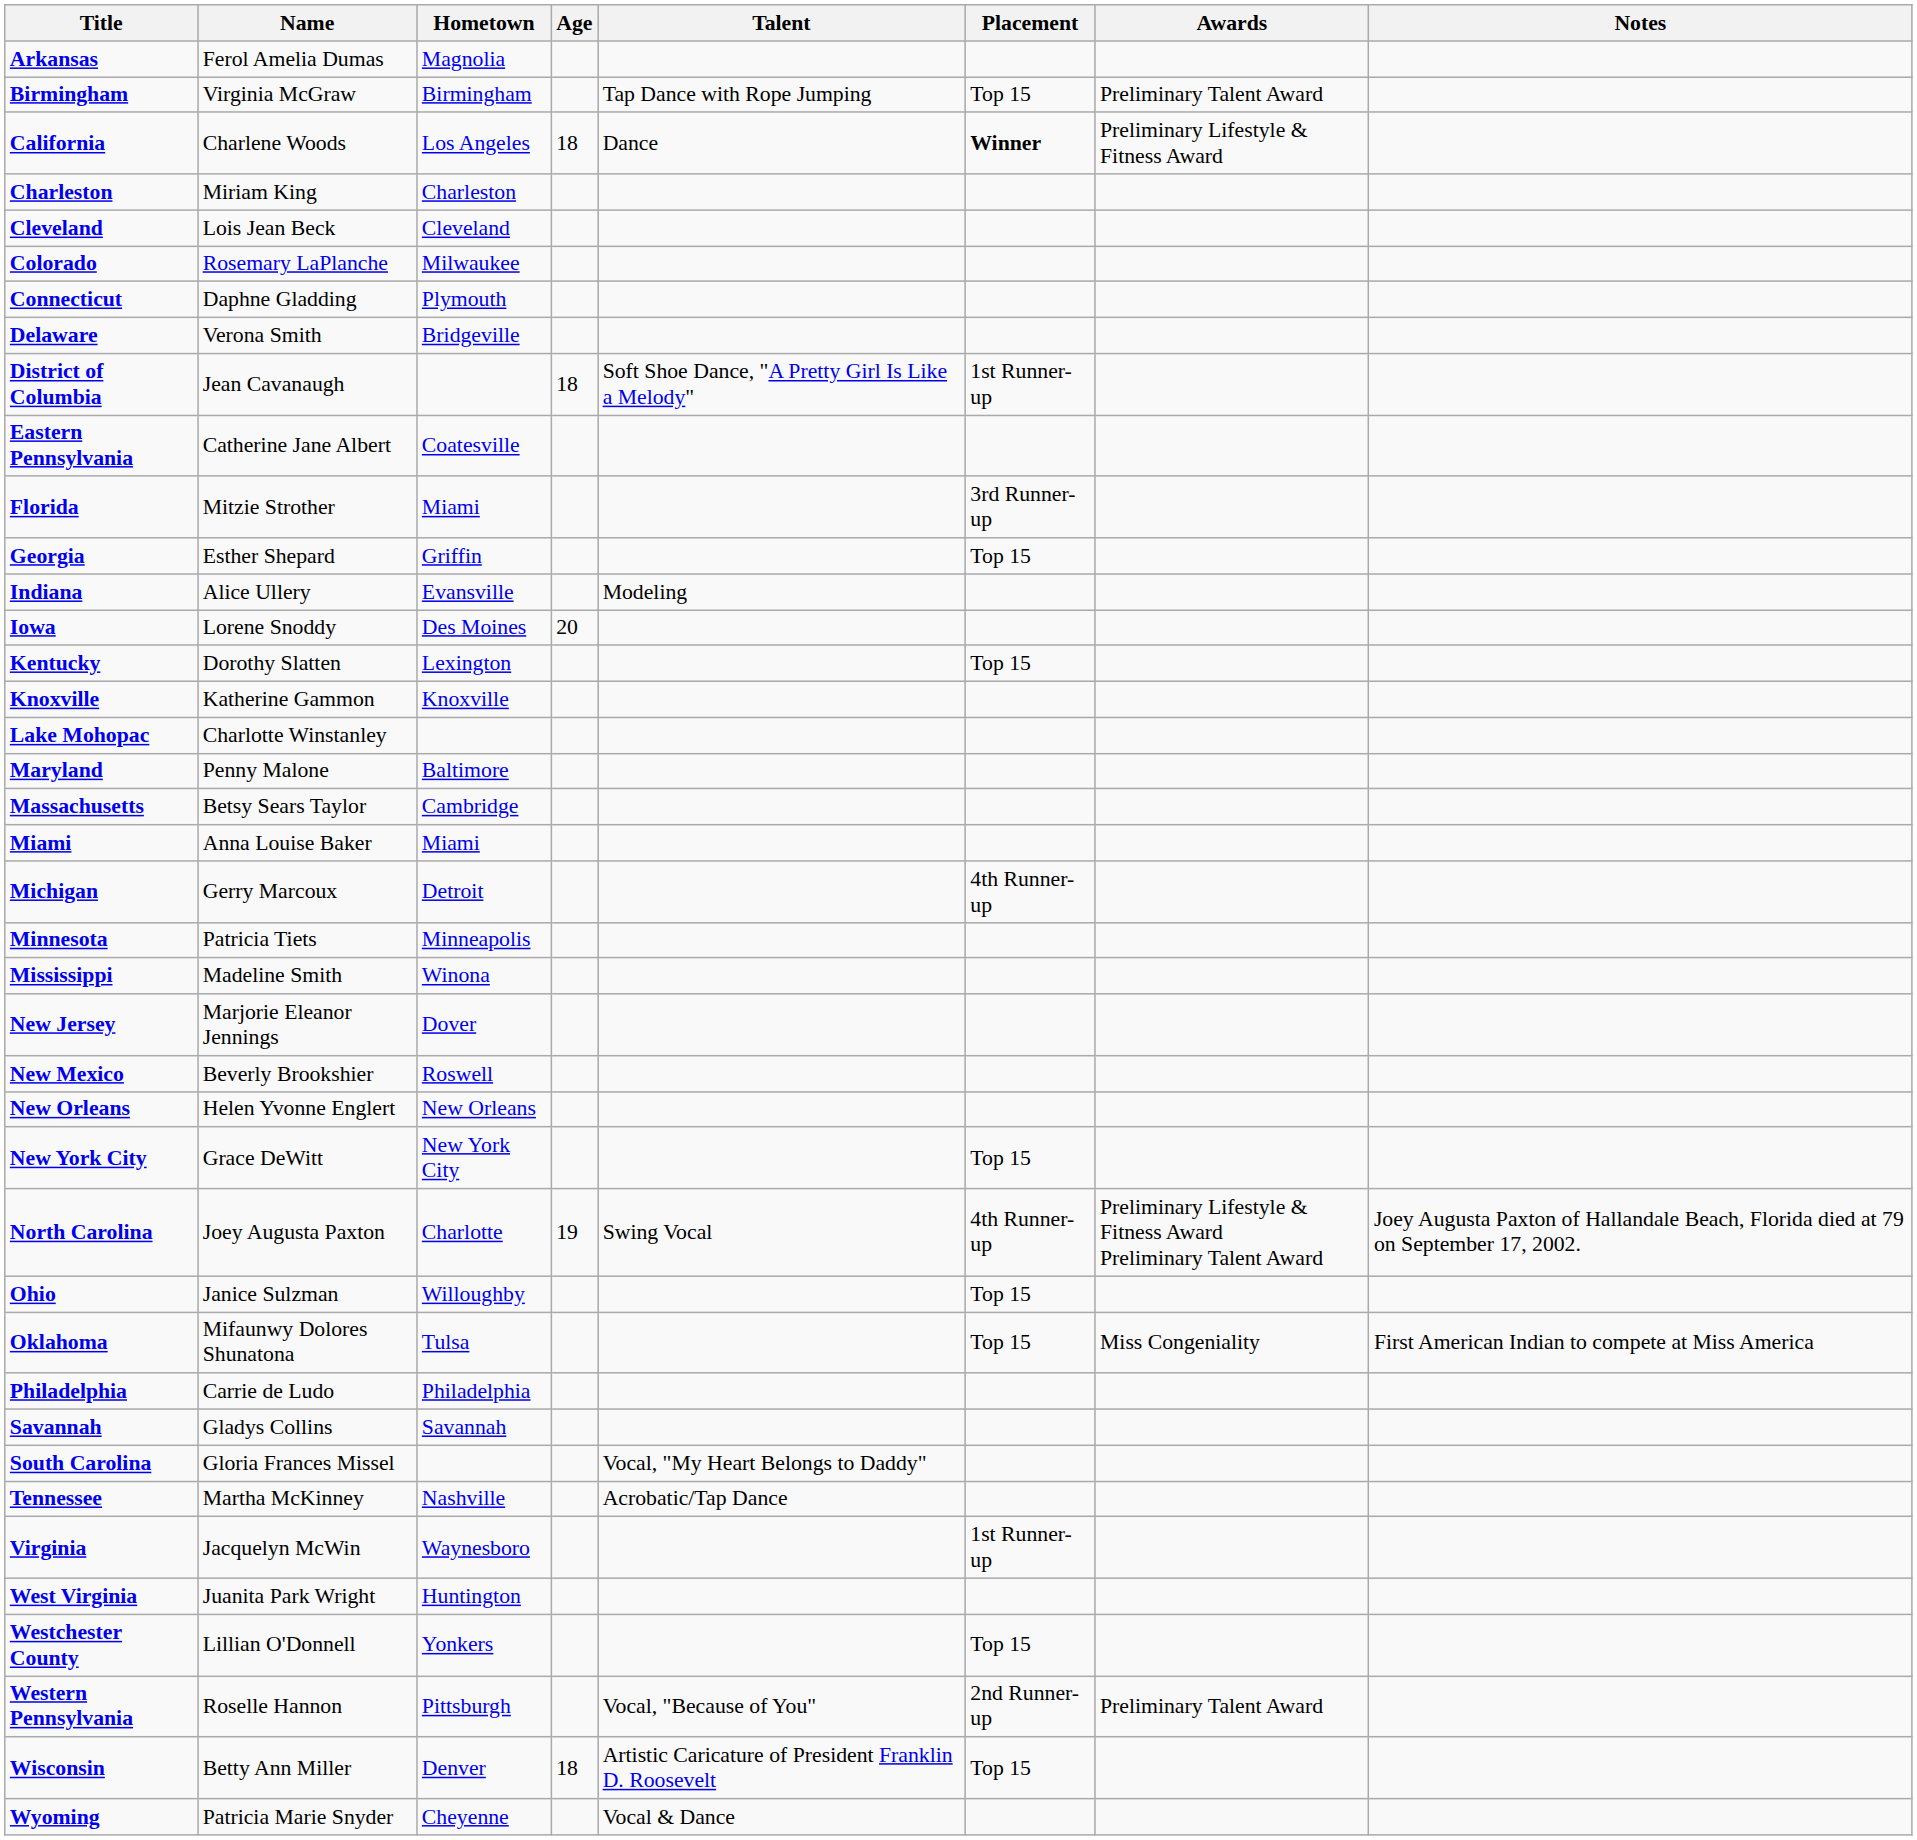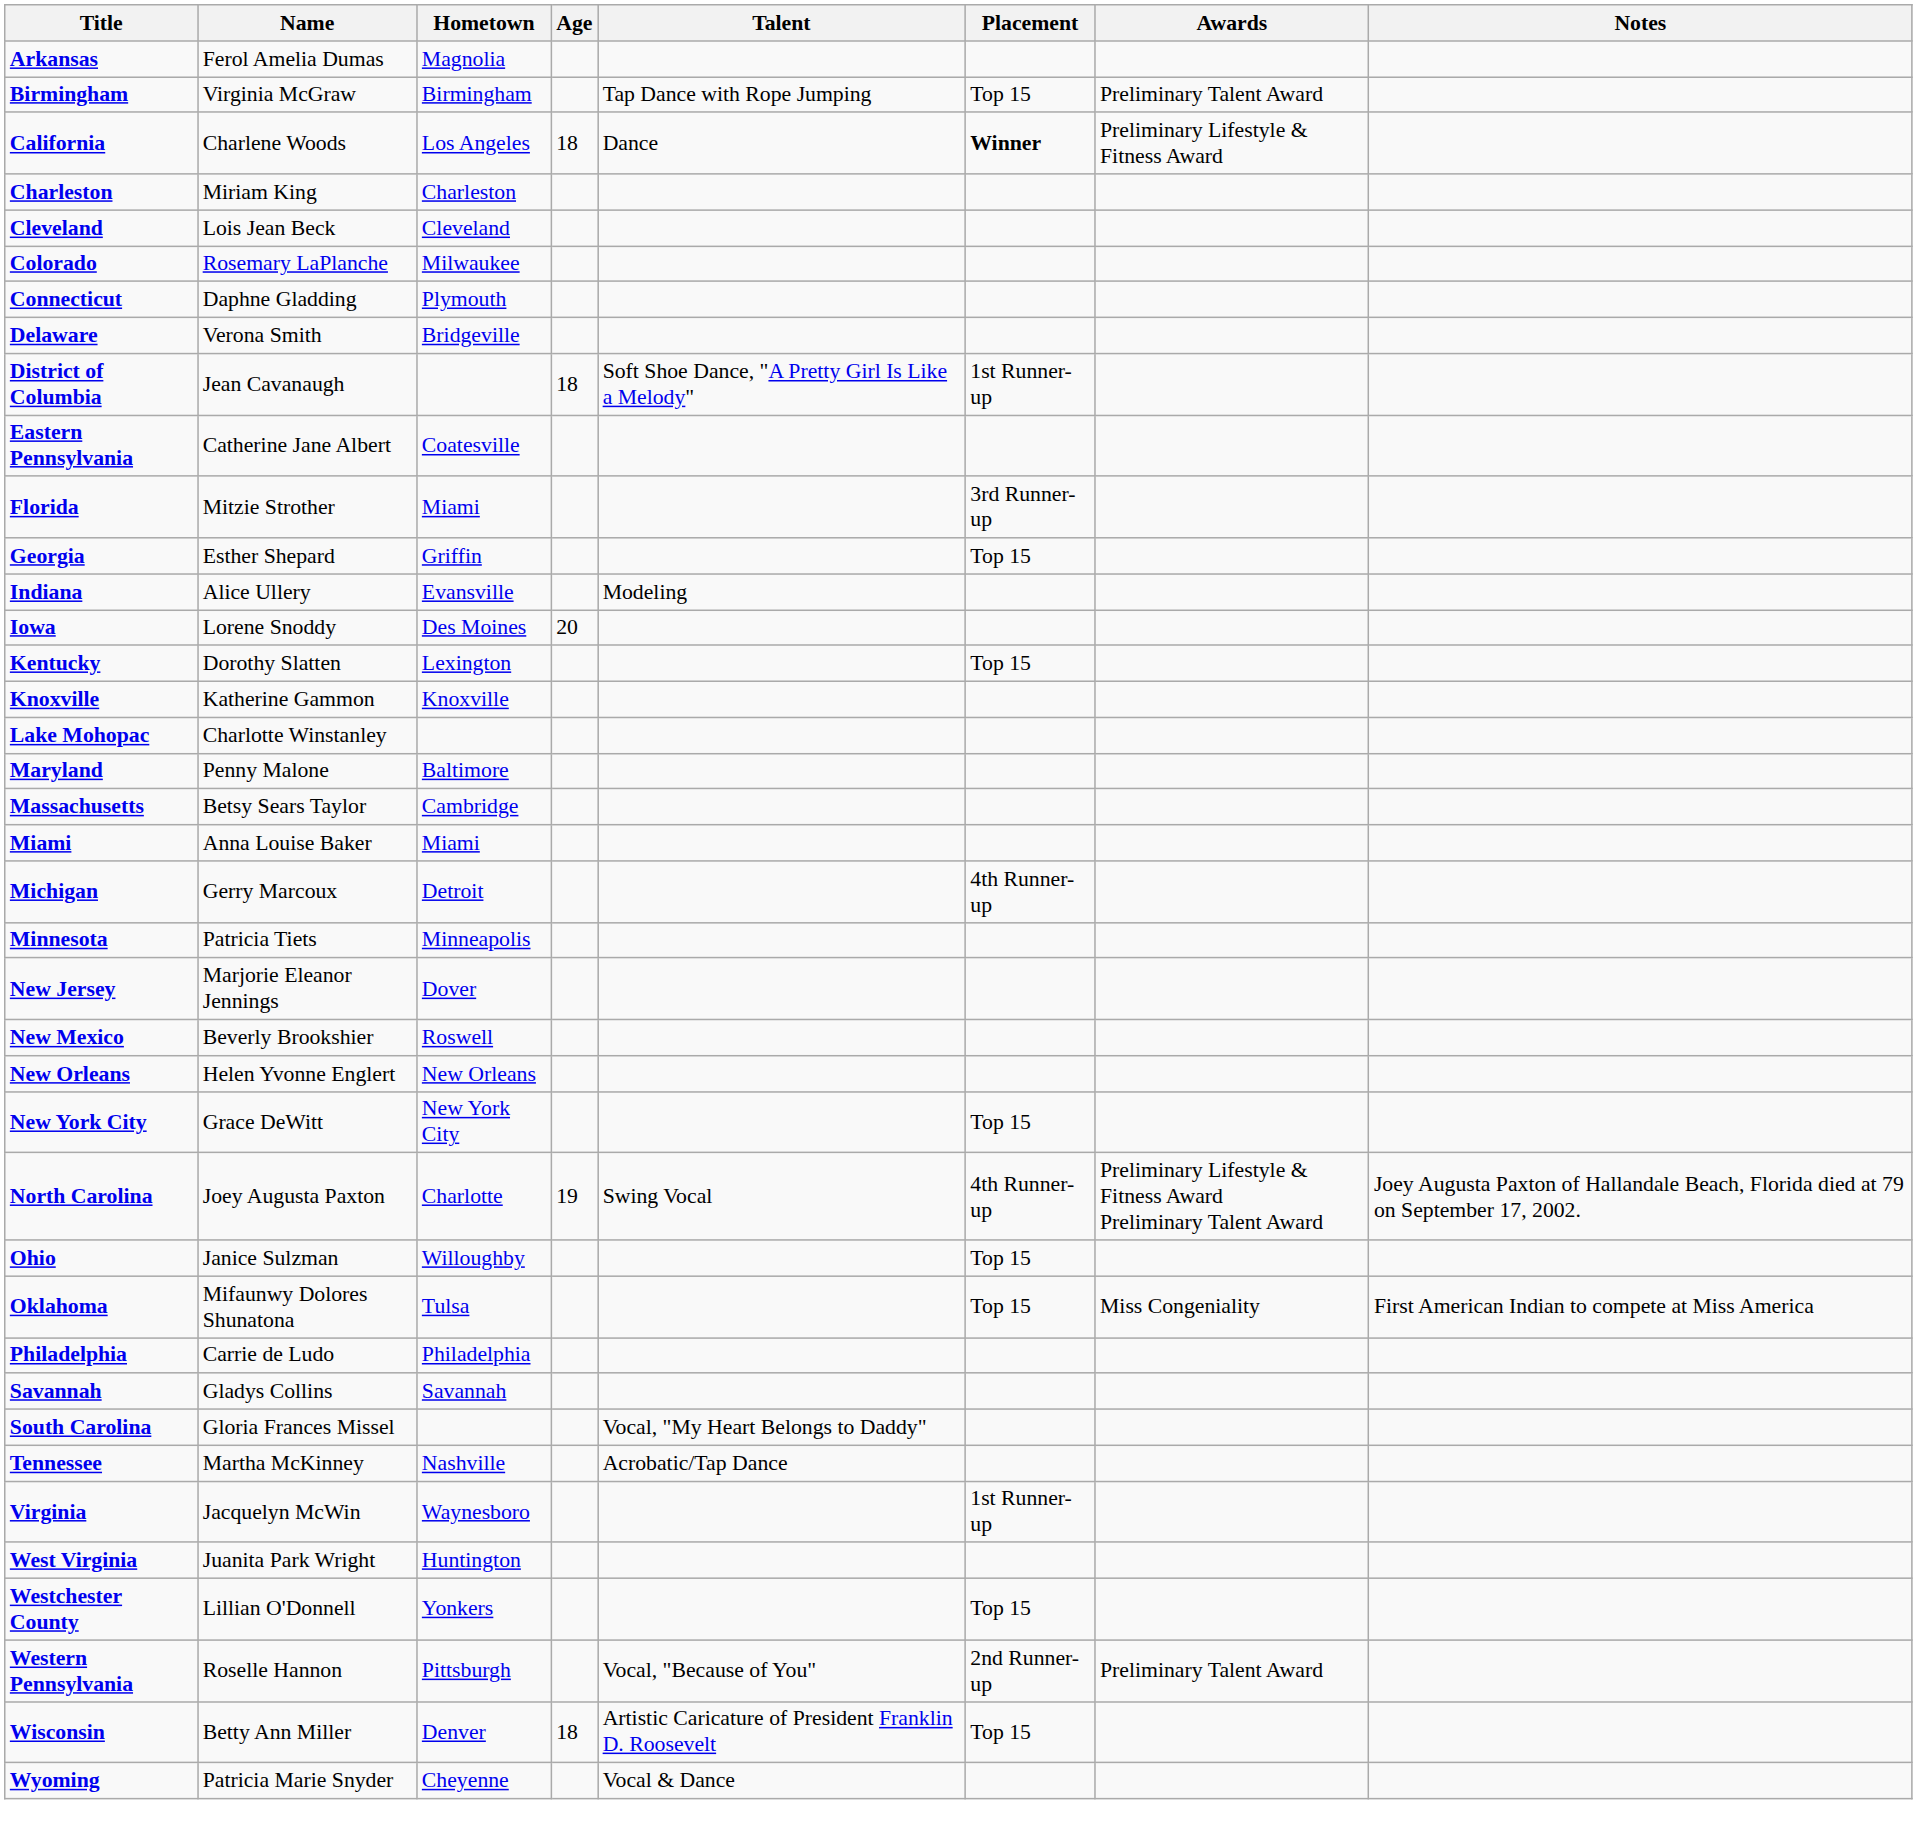- row: (61, 976)
